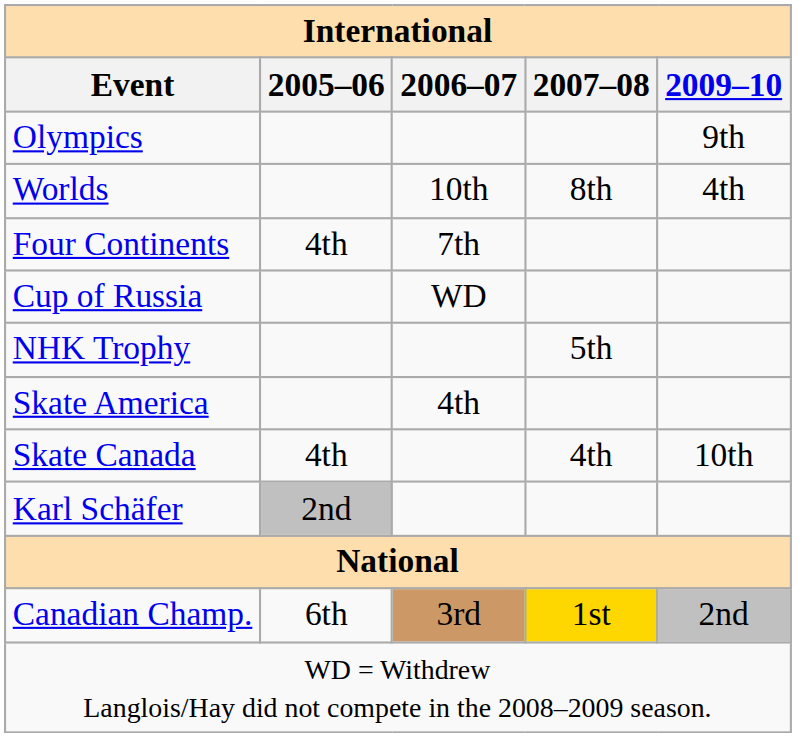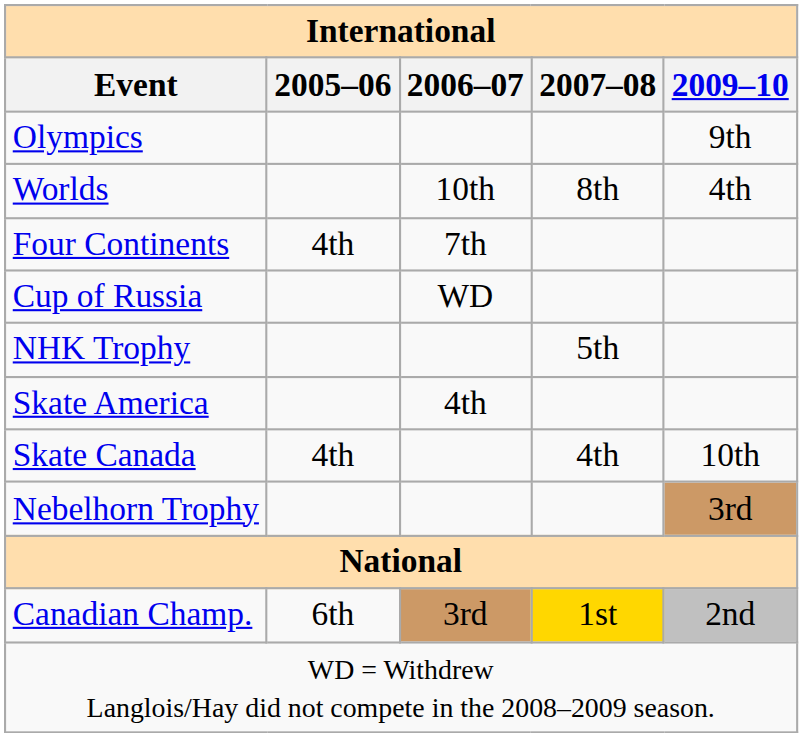- row: (98, 508)
+ row: (136, 508)
